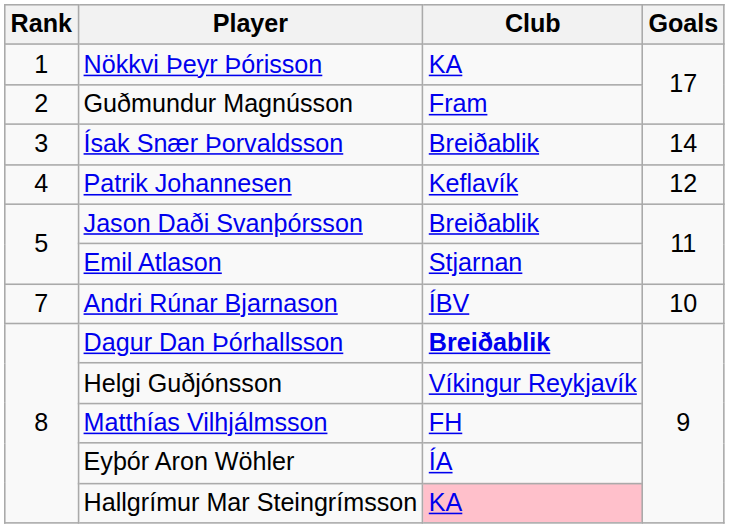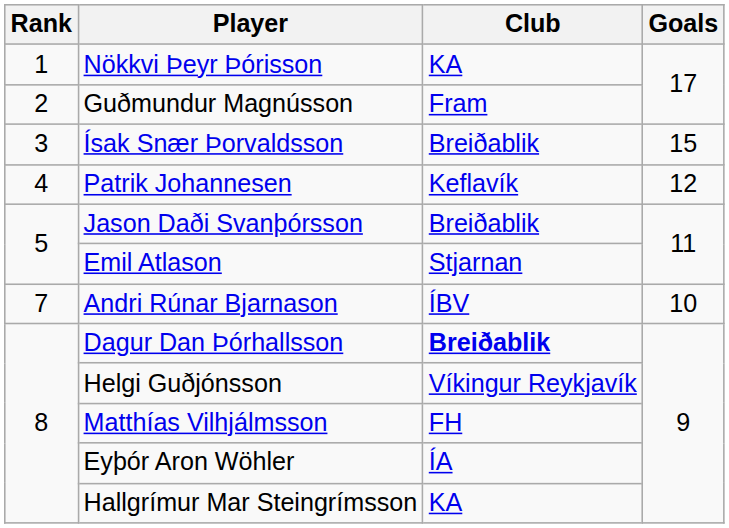(683, 143) 14 -> (683, 143) 15
(446, 502) pink background -> (446, 502) no background
